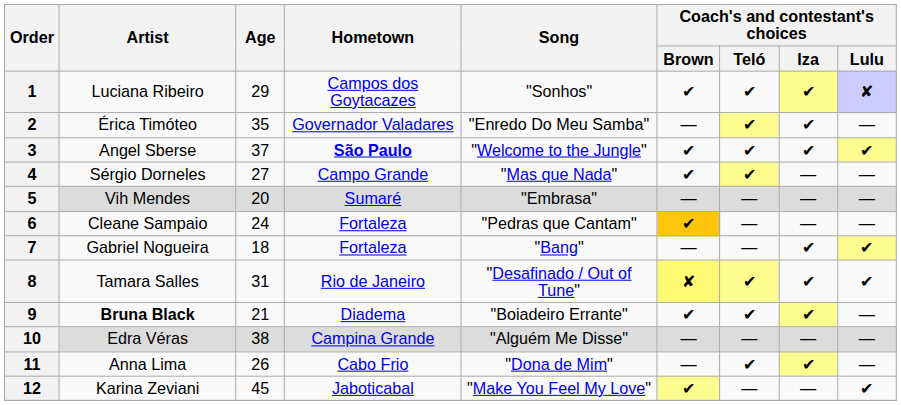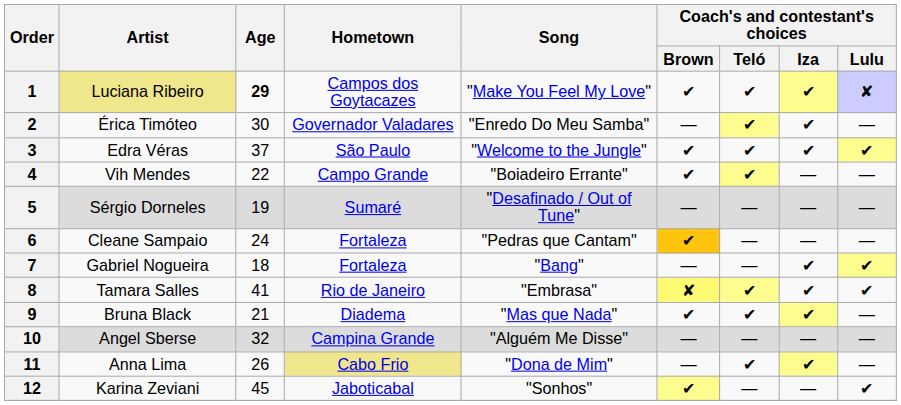(148, 92) no background -> (148, 92) khaki background
(260, 92) normal -> (260, 92) bold
(559, 92) "Sonhos" -> (559, 92) "Make You Feel My Love"
(260, 125) 35 -> (260, 125) 30
(148, 150) Angel Sberse -> (148, 150) Edra Véras
(373, 150) bold -> (373, 150) normal
(148, 174) Sérgio Dorneles -> (148, 174) Vih Mendes
(260, 174) 27 -> (260, 174) 22
(559, 174) "Mas que Nada" -> (559, 174) "Boiadeiro Errante"
(148, 199) Vih Mendes -> (148, 207) Sérgio Dorneles
(260, 199) 20 -> (260, 207) 19
(559, 199) "Embrasa" -> (559, 207) "Desafinado / Out of Tune"
(260, 281) 31 -> (260, 290) 41
(559, 281) "Desafinado / Out of Tune" -> (559, 290) "Embrasa"
(148, 315) bold -> (148, 315) normal
(559, 315) "Boiadeiro Errante" -> (559, 315) "Mas que Nada"
(148, 339) Edra Véras -> (148, 339) Angel Sberse
(260, 339) 38 -> (260, 339) 32
(373, 364) no background -> (373, 364) khaki background
(559, 388) "Make You Feel My Love" -> (559, 388) "Sonhos"
